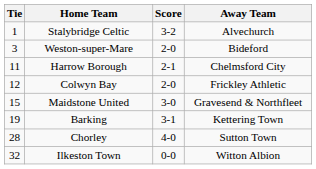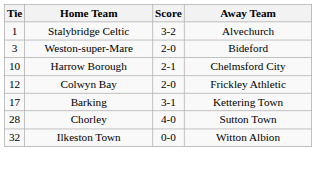(15, 66) 11 -> (15, 66) 10
- row: (89, 102)
(15, 119) 19 -> (15, 102) 17
